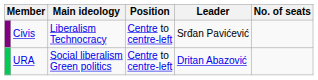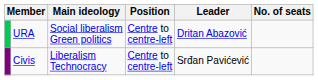rows swapped: (24, 61) <-> (24, 34)
